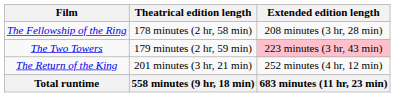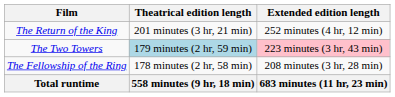rows swapped: (67, 30) <-> (67, 65)
(193, 48) no background -> (193, 48) lightblue background
